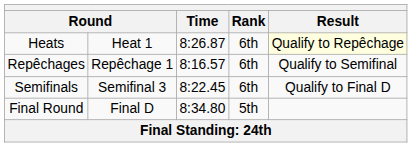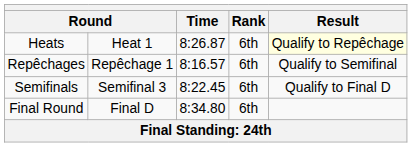(248, 109) 5th -> (248, 109) 6th
